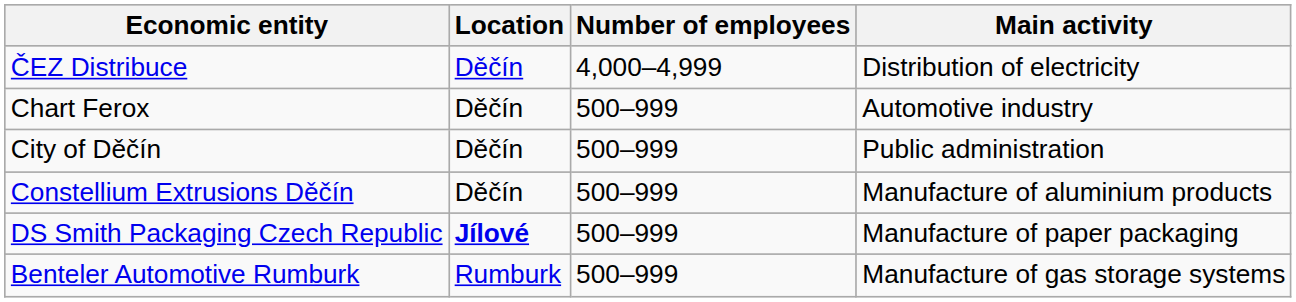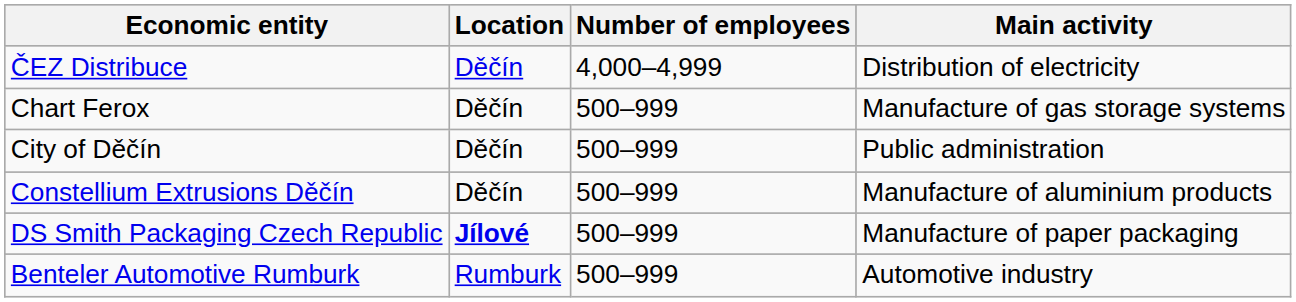(978, 108) Automotive industry -> (1074, 108) Manufacture of gas storage systems
(1074, 274) Manufacture of gas storage systems -> (978, 274) Automotive industry
